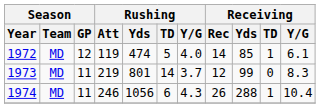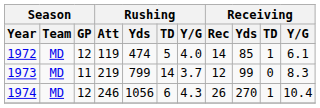(140, 73) 801 -> (140, 73) 799
(84, 93) 11 -> (84, 93) 12
(246, 93) 288 -> (246, 93) 270
